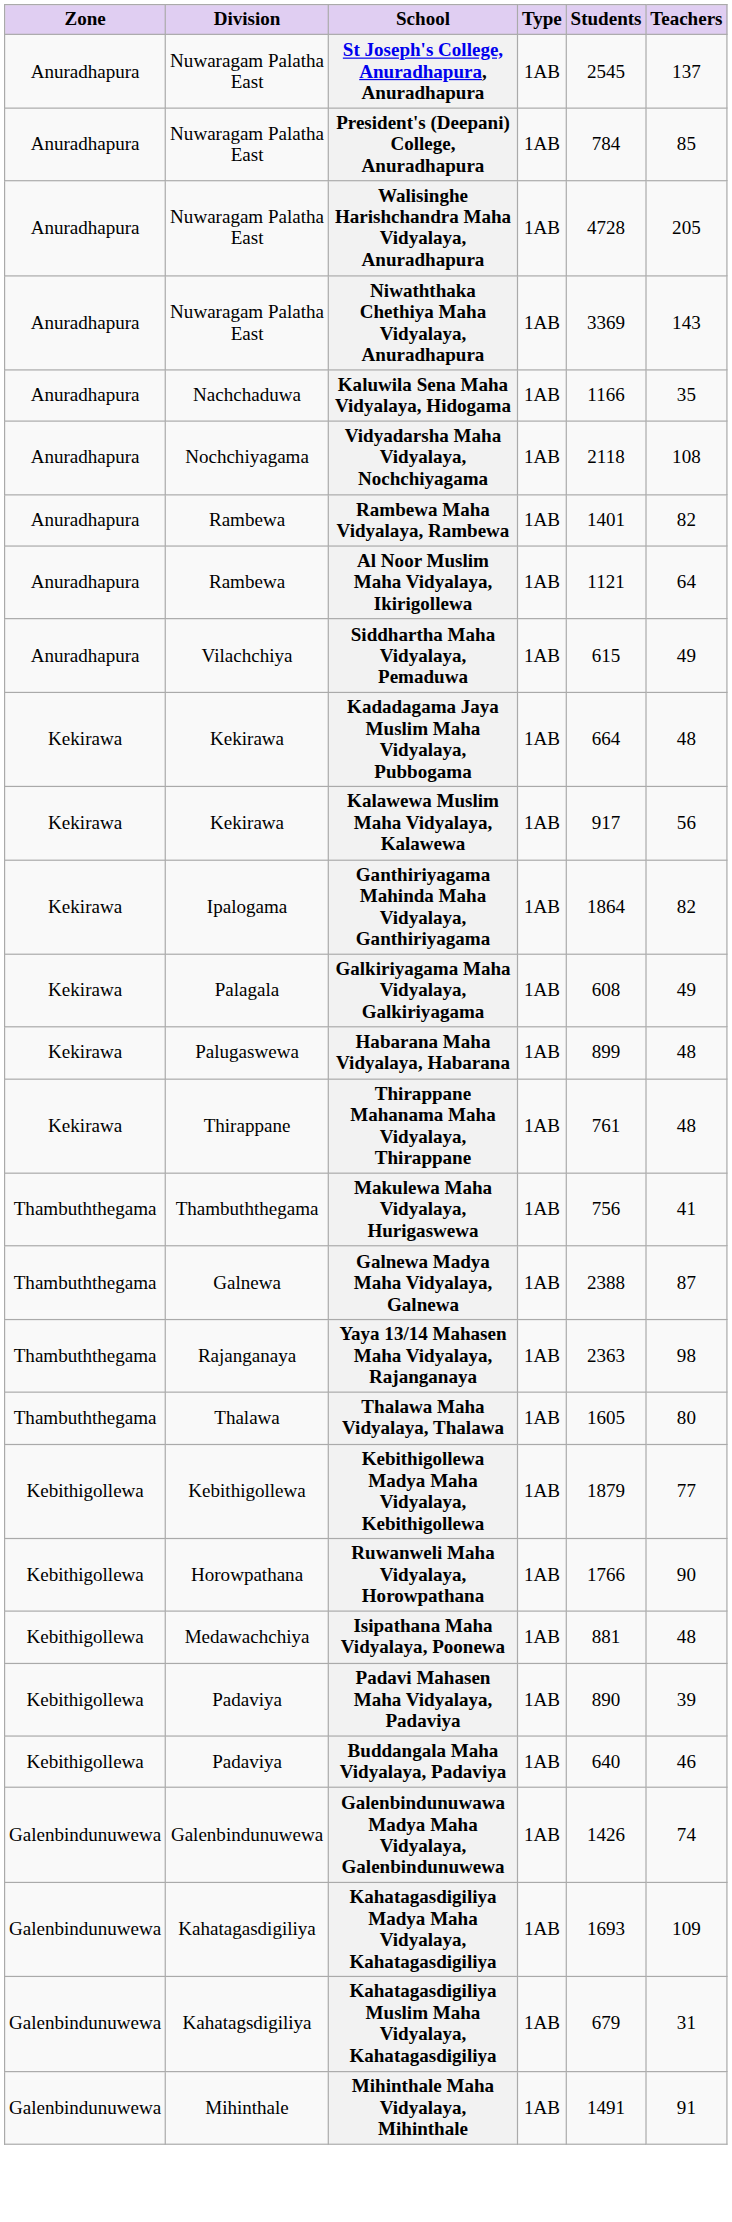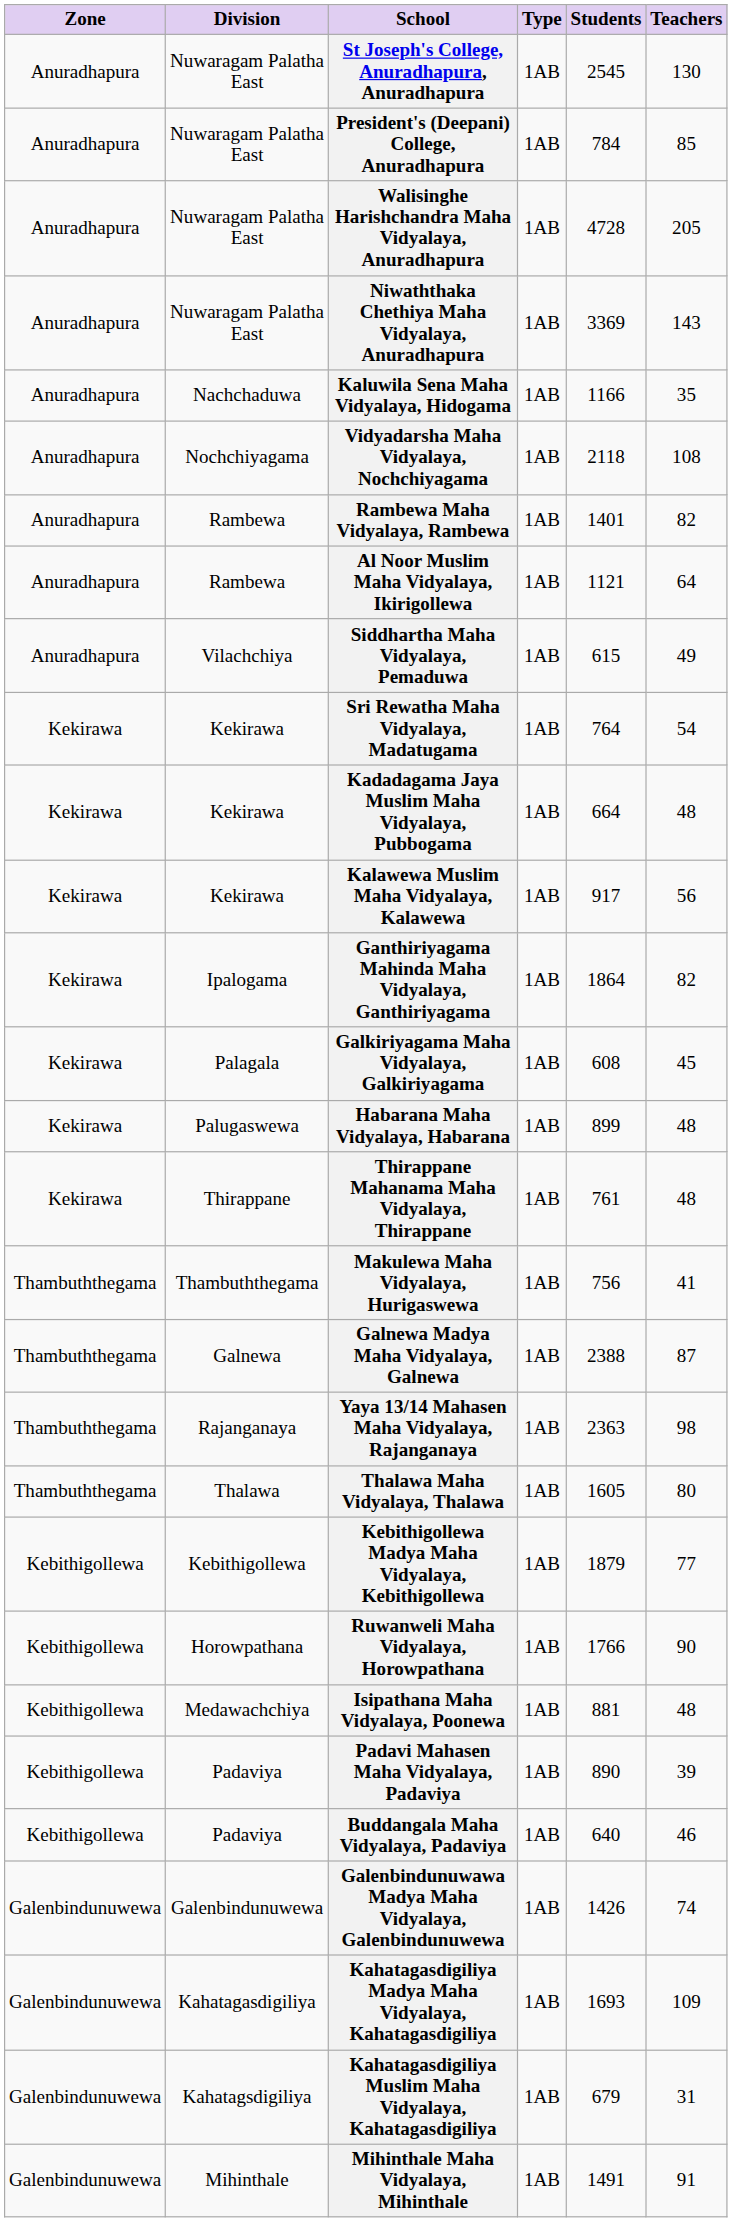(686, 71) 137 -> (686, 71) 130
+ row: (423, 728)
(686, 990) 49 -> (686, 1063) 45
